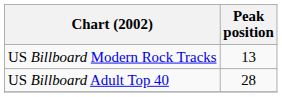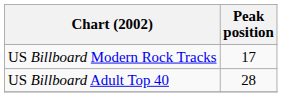(249, 56) 13 -> (249, 56) 17
